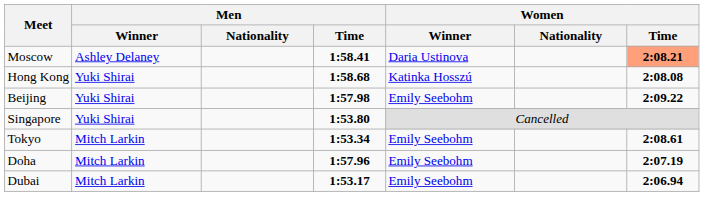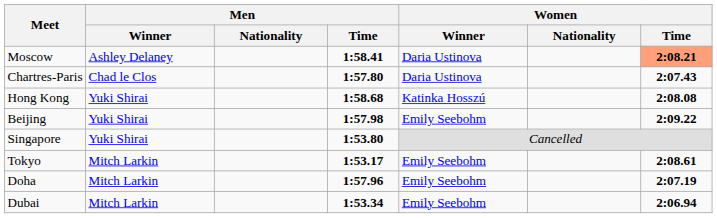+ row: (45, 77)
(350, 139) 1:53.34 -> (363, 160) 1:53.17
(350, 181) 1:53.17 -> (363, 202) 1:53.34
